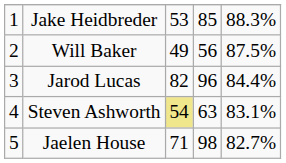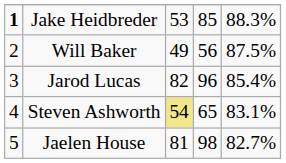(14, 19) normal -> (14, 19) bold
(251, 81) 84.4% -> (251, 81) 85.4%
(207, 111) 63 -> (207, 111) 65
(179, 142) 71 -> (179, 142) 81
